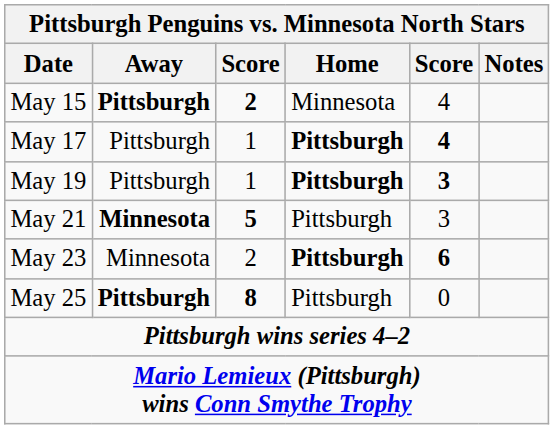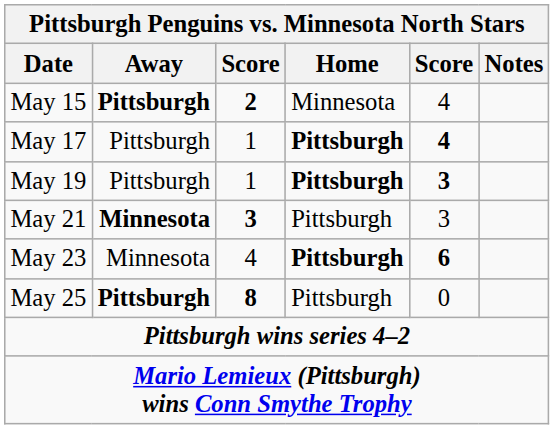(251, 219) 5 -> (251, 219) 3
(251, 258) 2 -> (251, 258) 4
